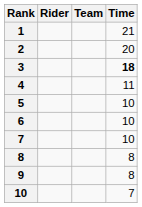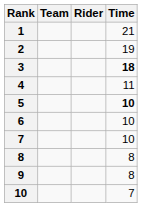columns swapped: (55, 13) <-> (89, 13)
(128, 49) 20 -> (128, 49) 19
(128, 103) normal -> (128, 103) bold
